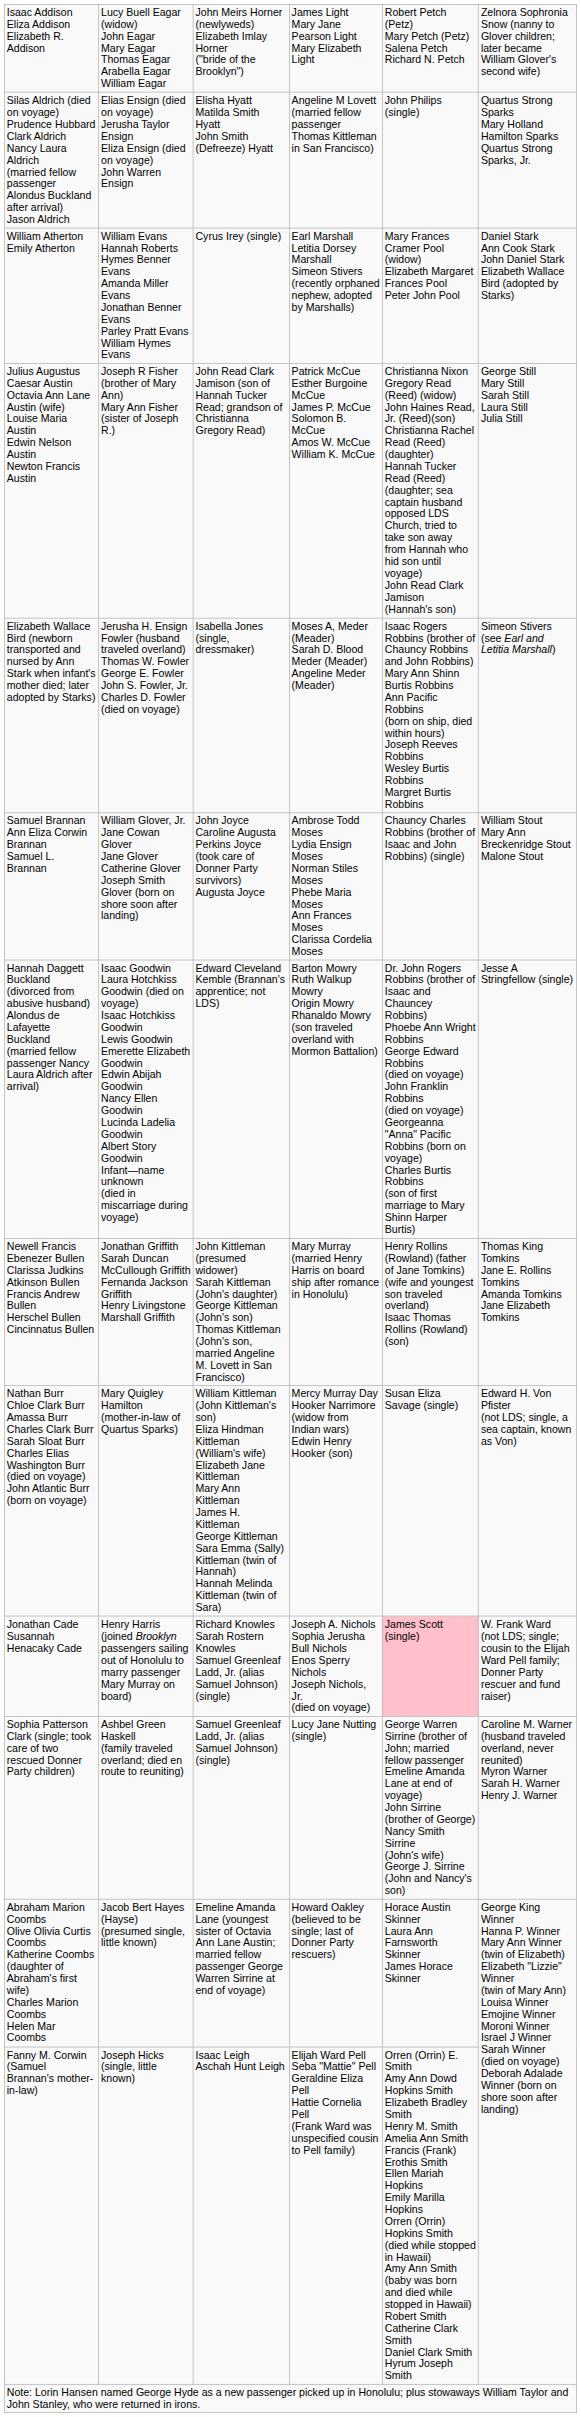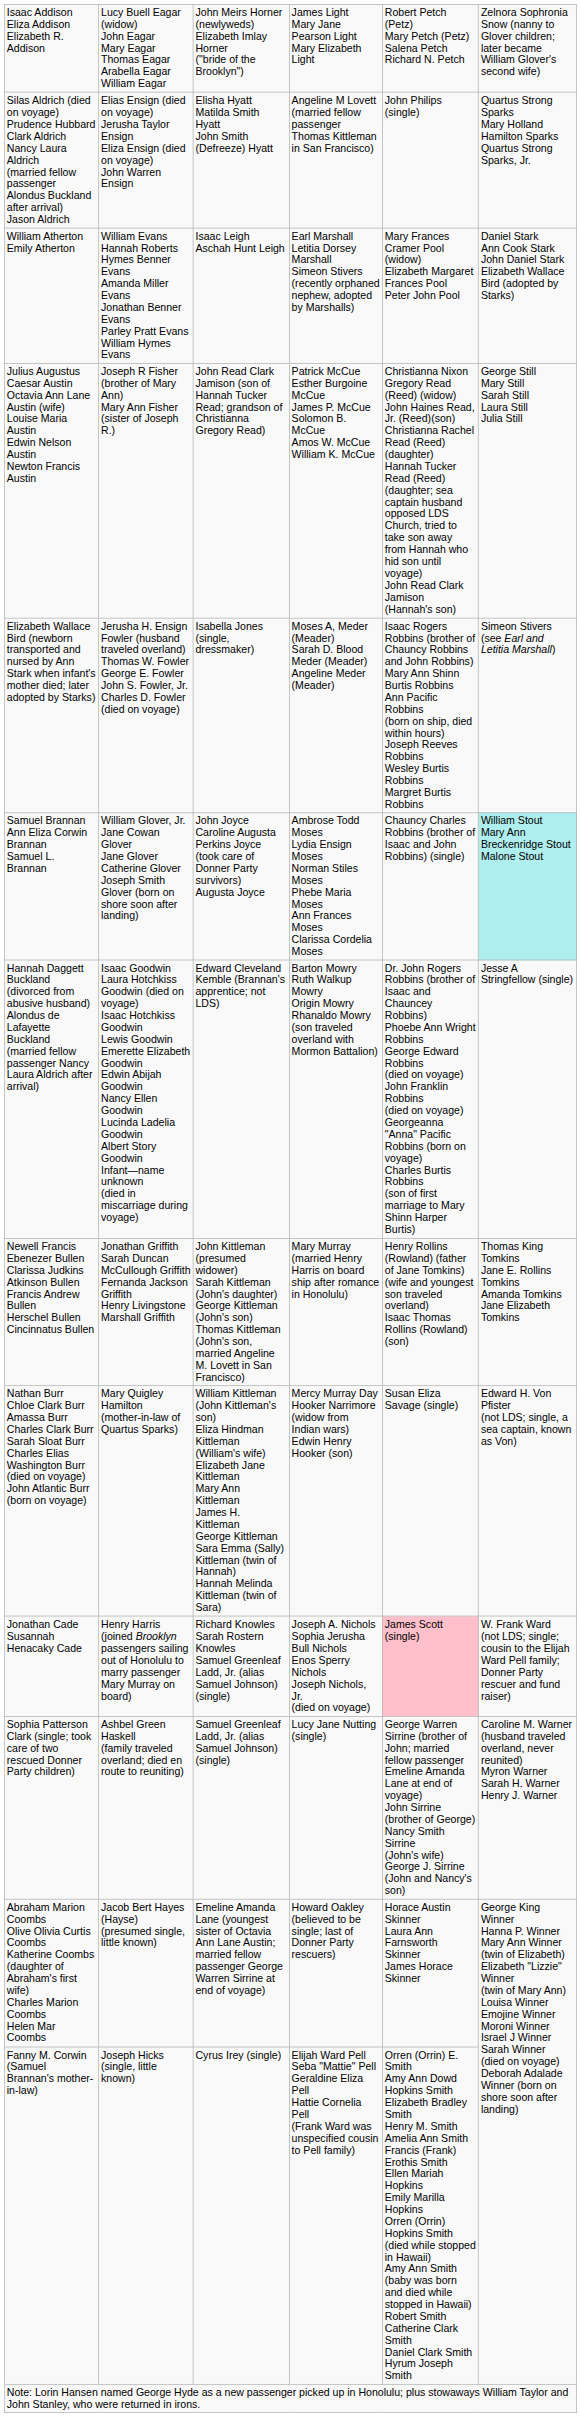(238, 236) Cyrus Irey (single) -> (240, 242) Isaac Leigh Aschah Hunt Leigh
(526, 839) no background -> (526, 839) paleturquoise background
(240, 2061) Isaac Leigh Aschah Hunt Leigh -> (238, 2055) Cyrus Irey (single)
